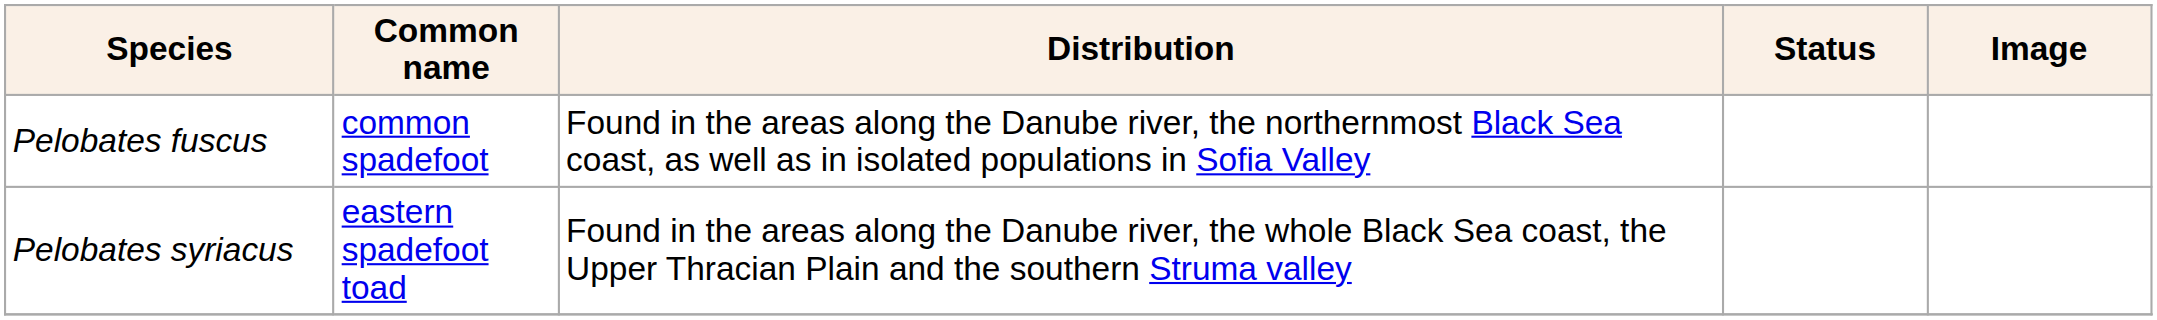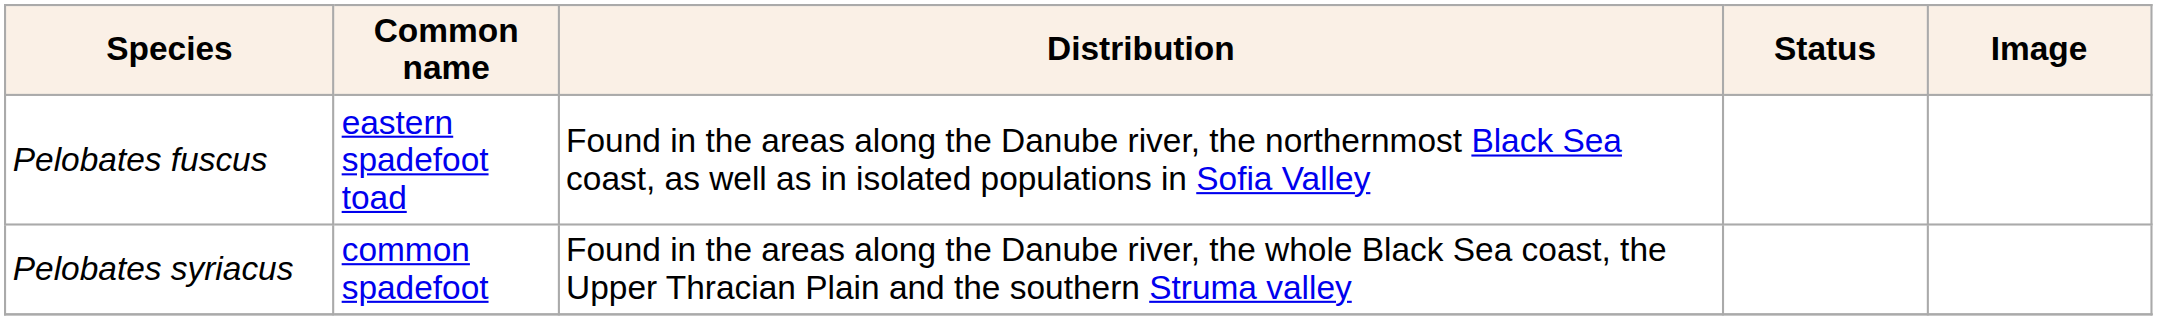(415, 140) common spadefoot -> (415, 159) eastern spadefoot toad
(415, 249) eastern spadefoot toad -> (415, 268) common spadefoot
